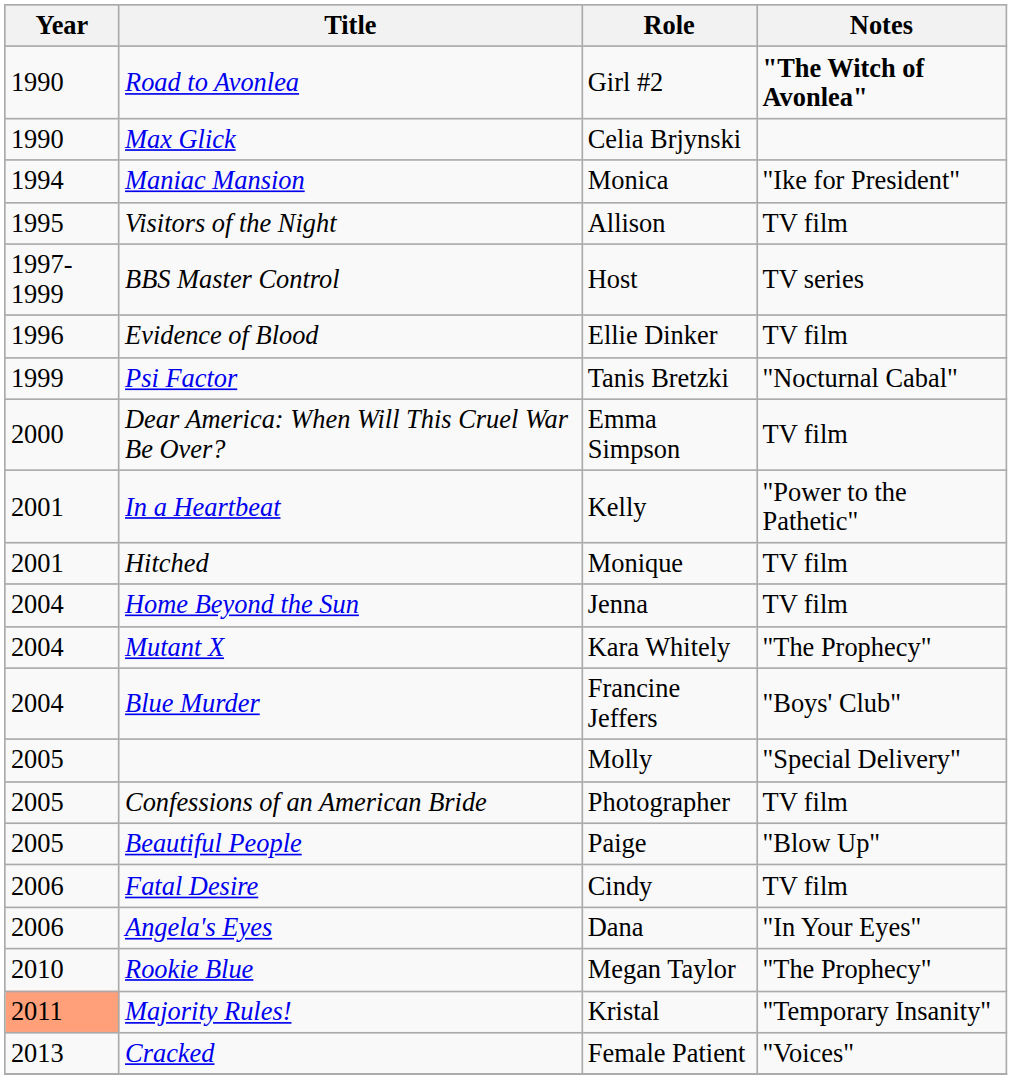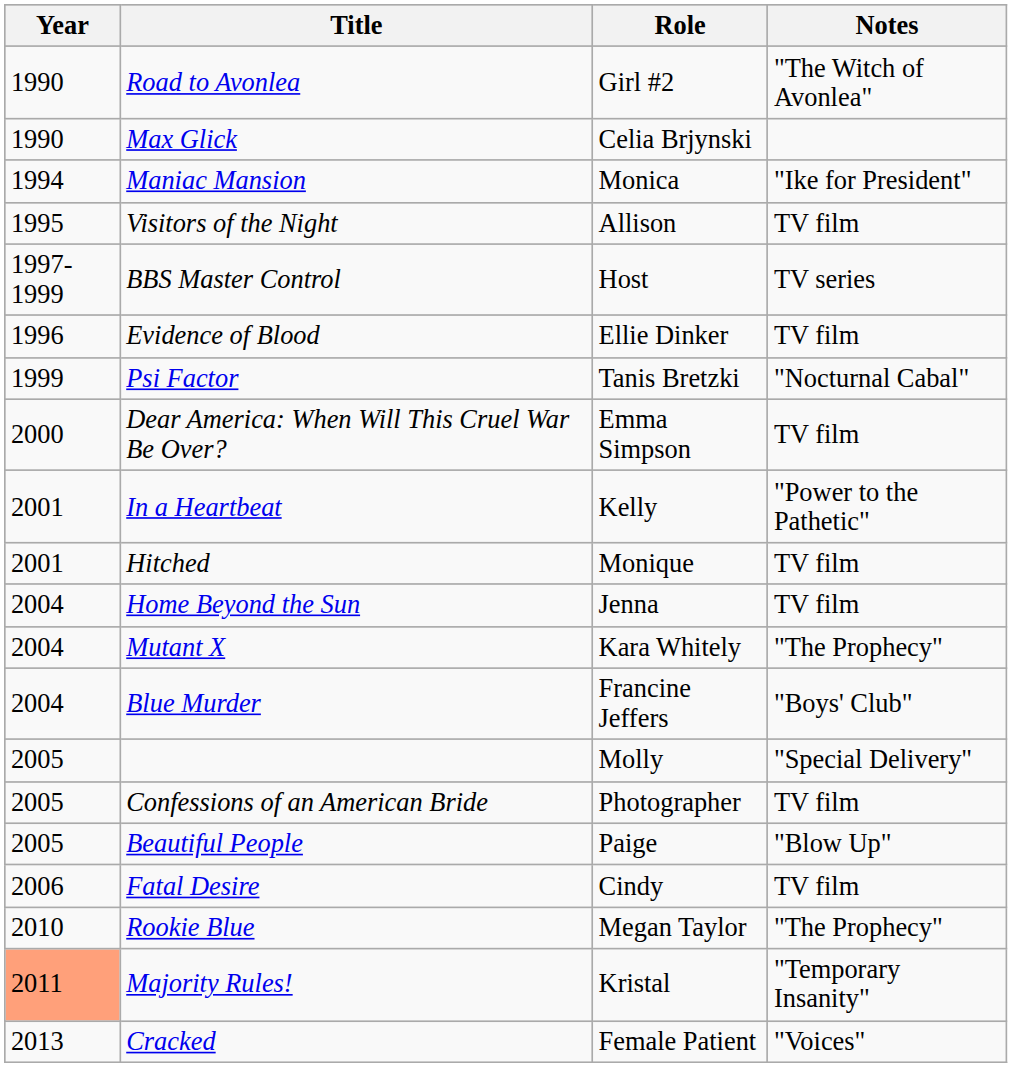(843, 82) bold -> (849, 82) normal
- row: (199, 927)
